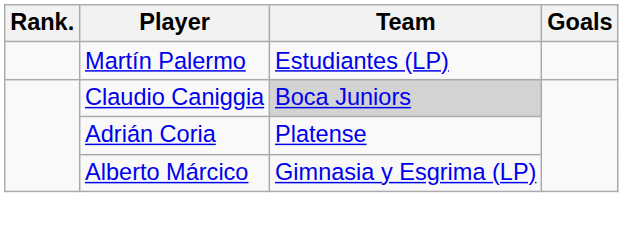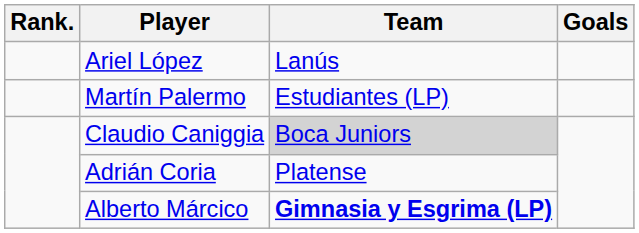+ row: (144, 60)
(406, 172) normal -> (414, 209) bold
